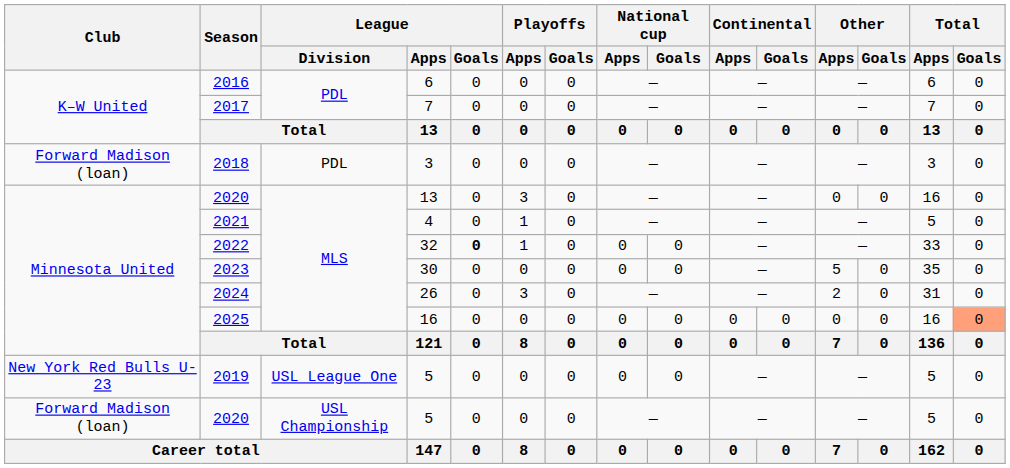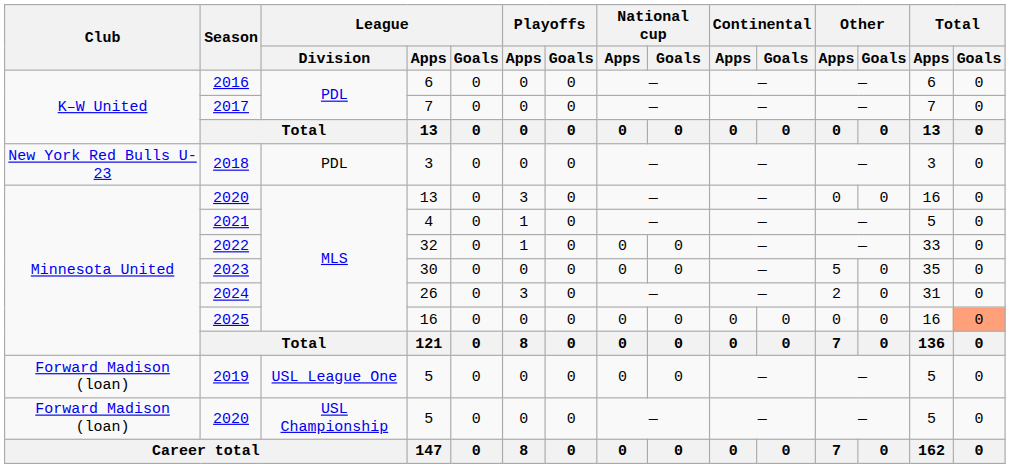(103, 164) Forward Madison (loan) -> (103, 164) New York Red Bulls U-23
(476, 246) bold -> (476, 246) normal
(103, 377) New York Red Bulls U-23 -> (103, 377) Forward Madison (loan)
